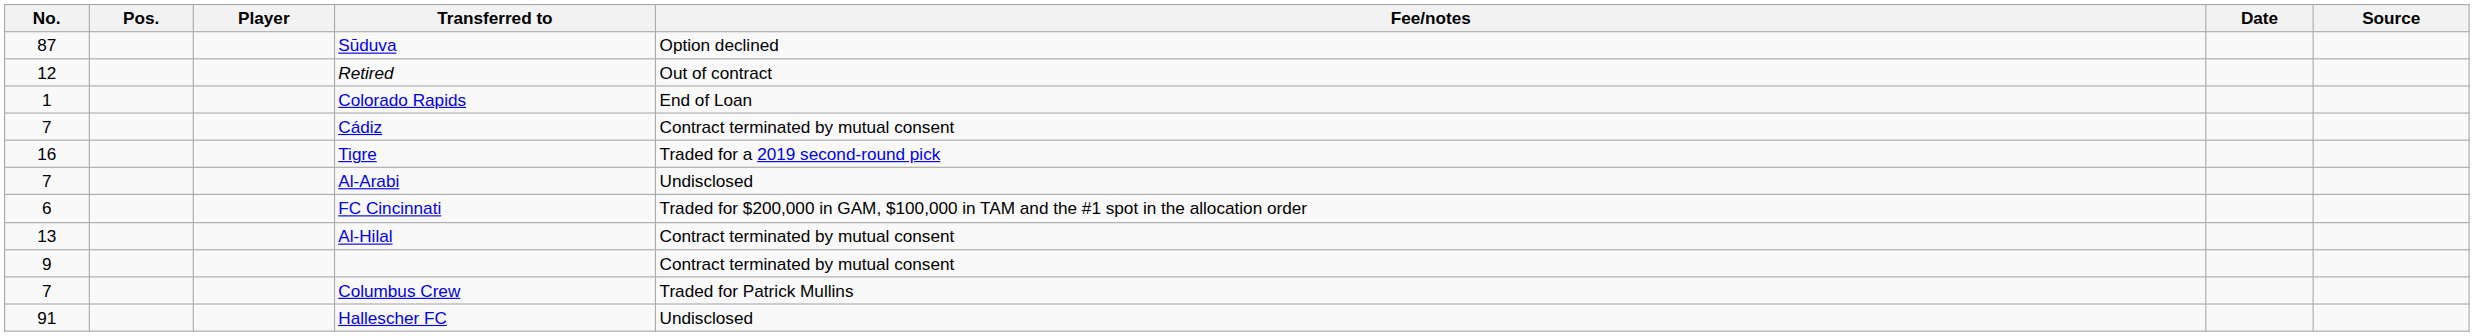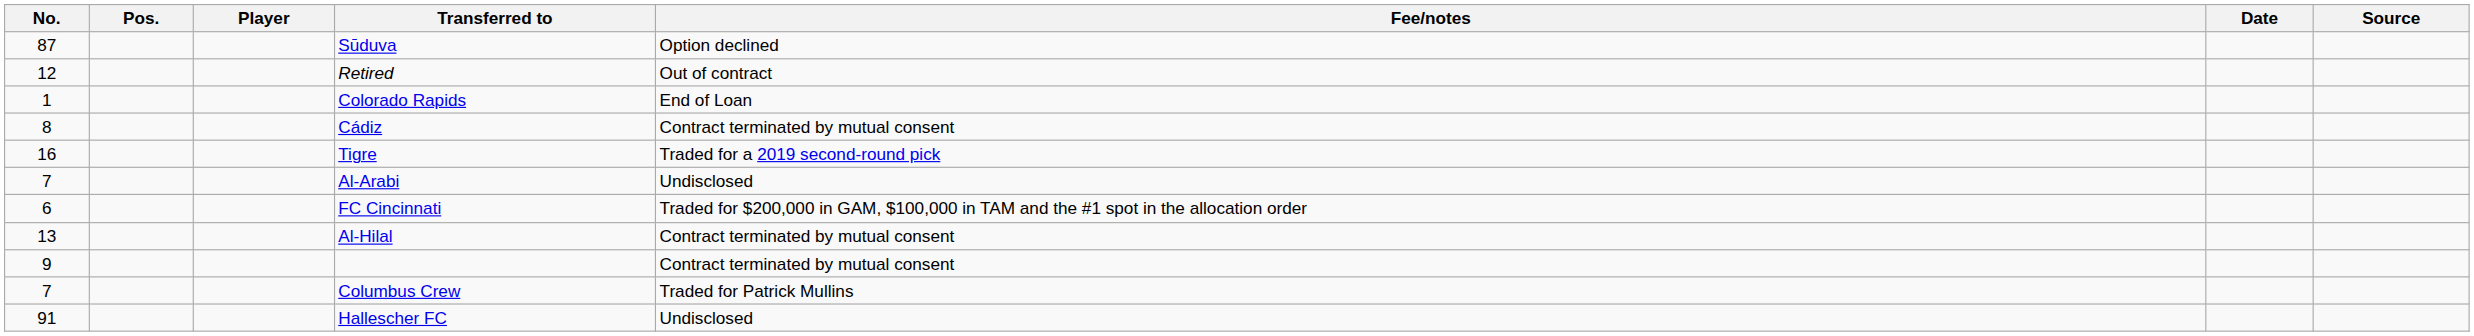(47, 127) 7 -> (47, 127) 8
